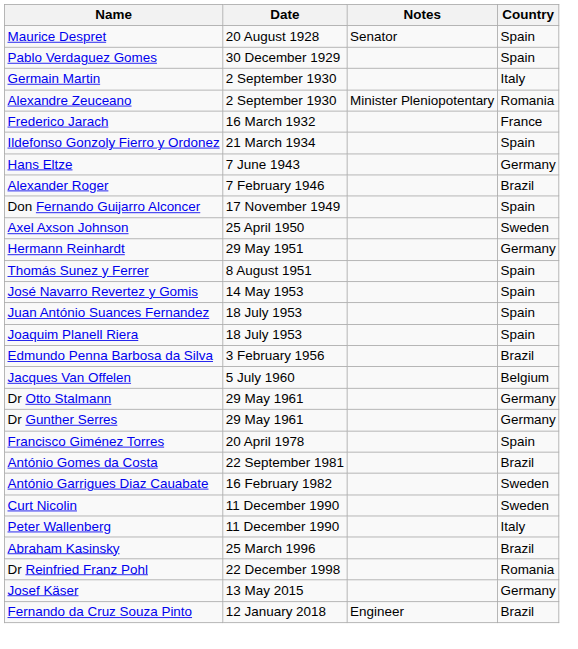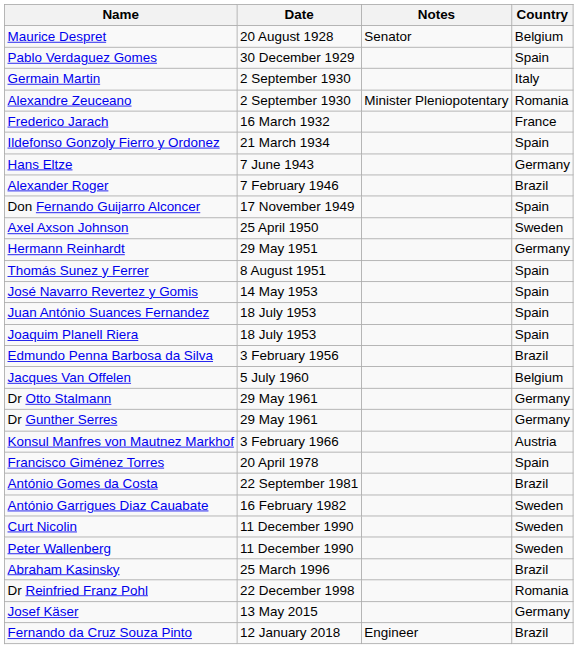(518, 36) Spain -> (539, 36) Belgium
+ row: (121, 441)
(513, 526) Italy -> (539, 548) Sweden
